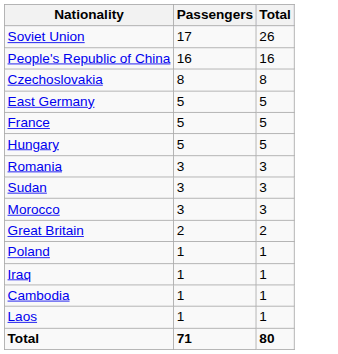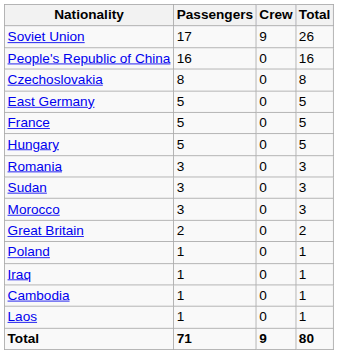+ column: (276, 15)
